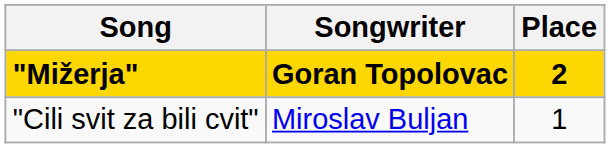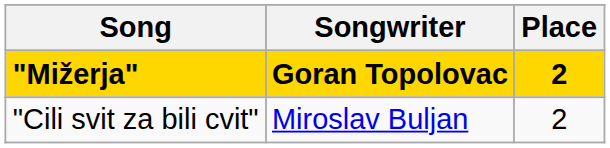(559, 119) 1 -> (559, 119) 2
